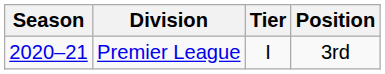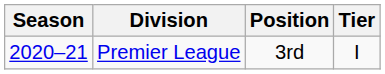columns swapped: (268, 20) <-> (335, 20)
